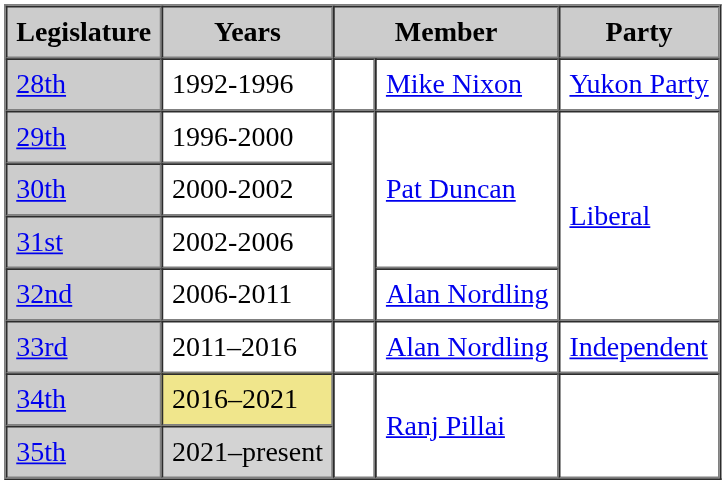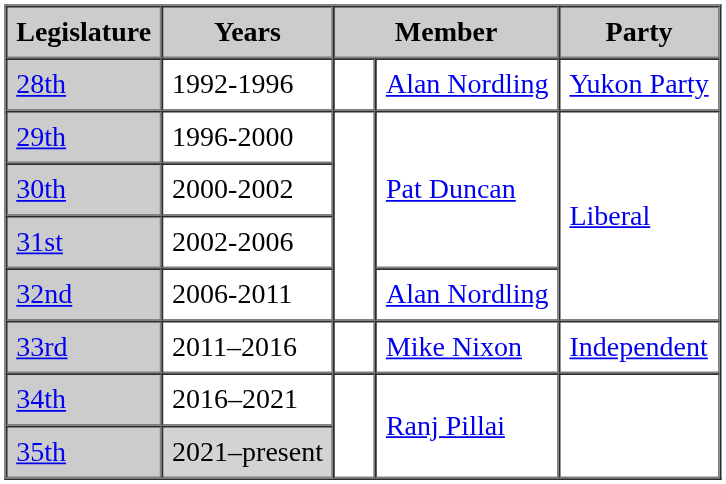(454, 84) Mike Nixon -> (467, 84) Alan Nordling
(467, 346) Alan Nordling -> (454, 346) Mike Nixon
(235, 399) khaki background -> (235, 399) no background
